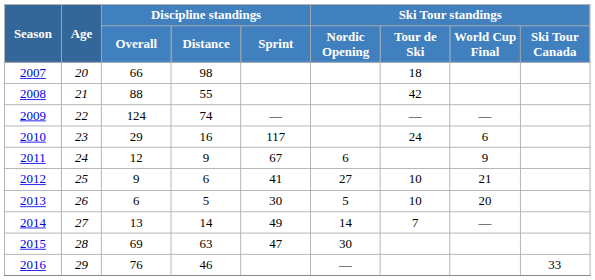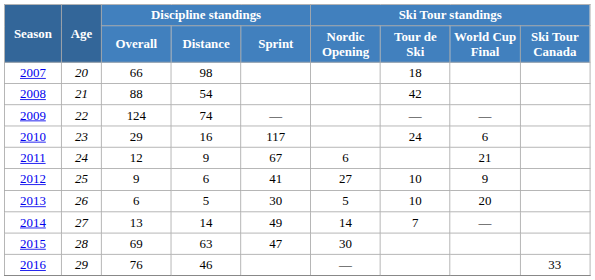(206, 94) 55 -> (206, 94) 54
(485, 158) 9 -> (485, 158) 21
(485, 179) 21 -> (485, 179) 9
